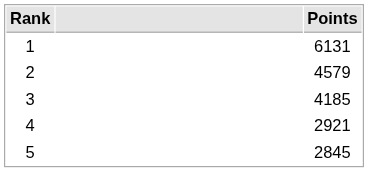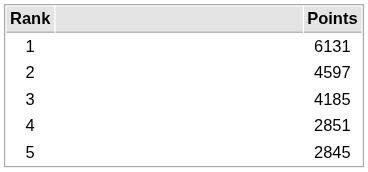(332, 73) 4579 -> (332, 73) 4597
(332, 126) 2921 -> (332, 126) 2851
